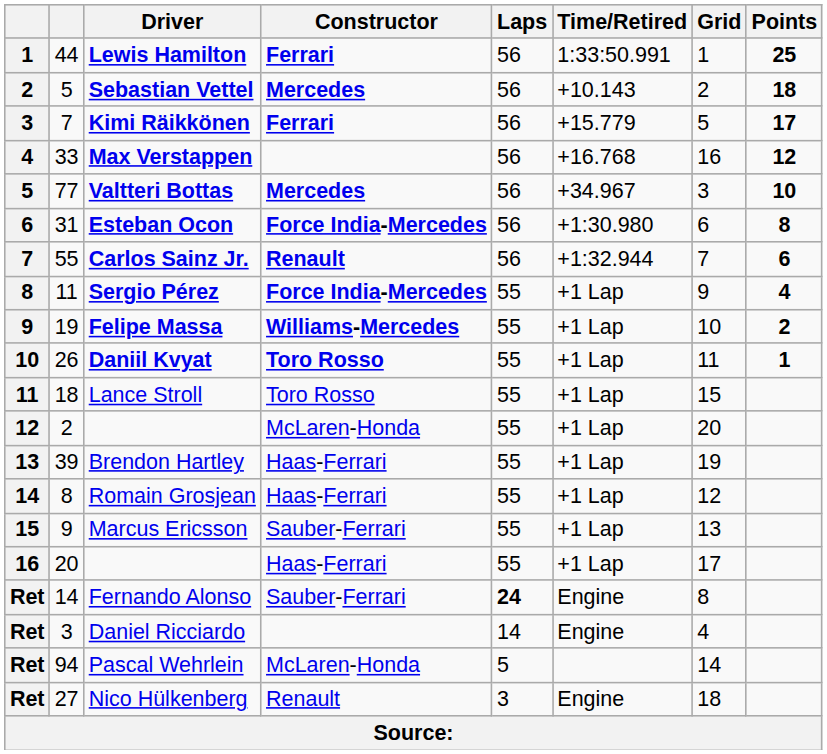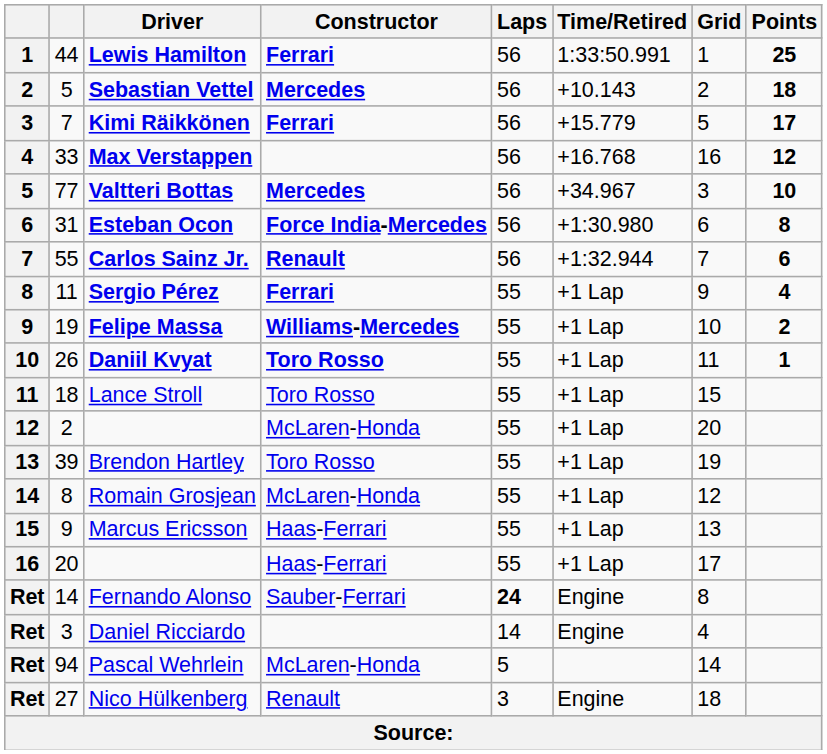(376, 292) Force India-Mercedes -> (300, 292) Ferrari
(326, 462) Haas-Ferrari -> (320, 462) Toro Rosso
(326, 496) Haas-Ferrari -> (343, 496) McLaren-Honda
(336, 529) Sauber-Ferrari -> (326, 529) Haas-Ferrari
